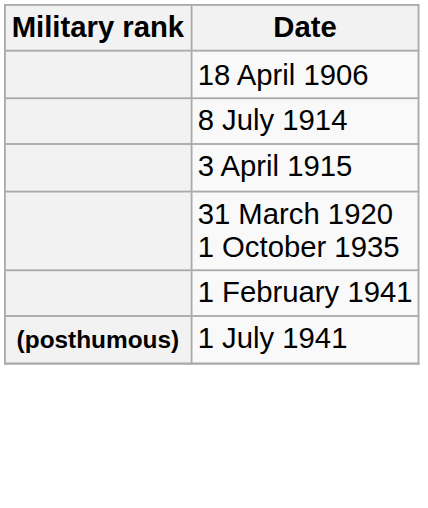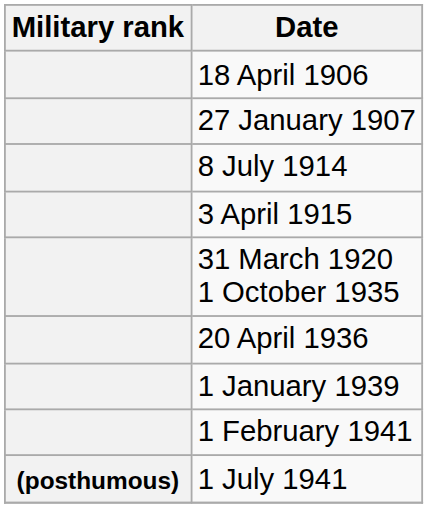+ row: (307, 120)
+ row: (283, 339)
+ row: (299, 385)
